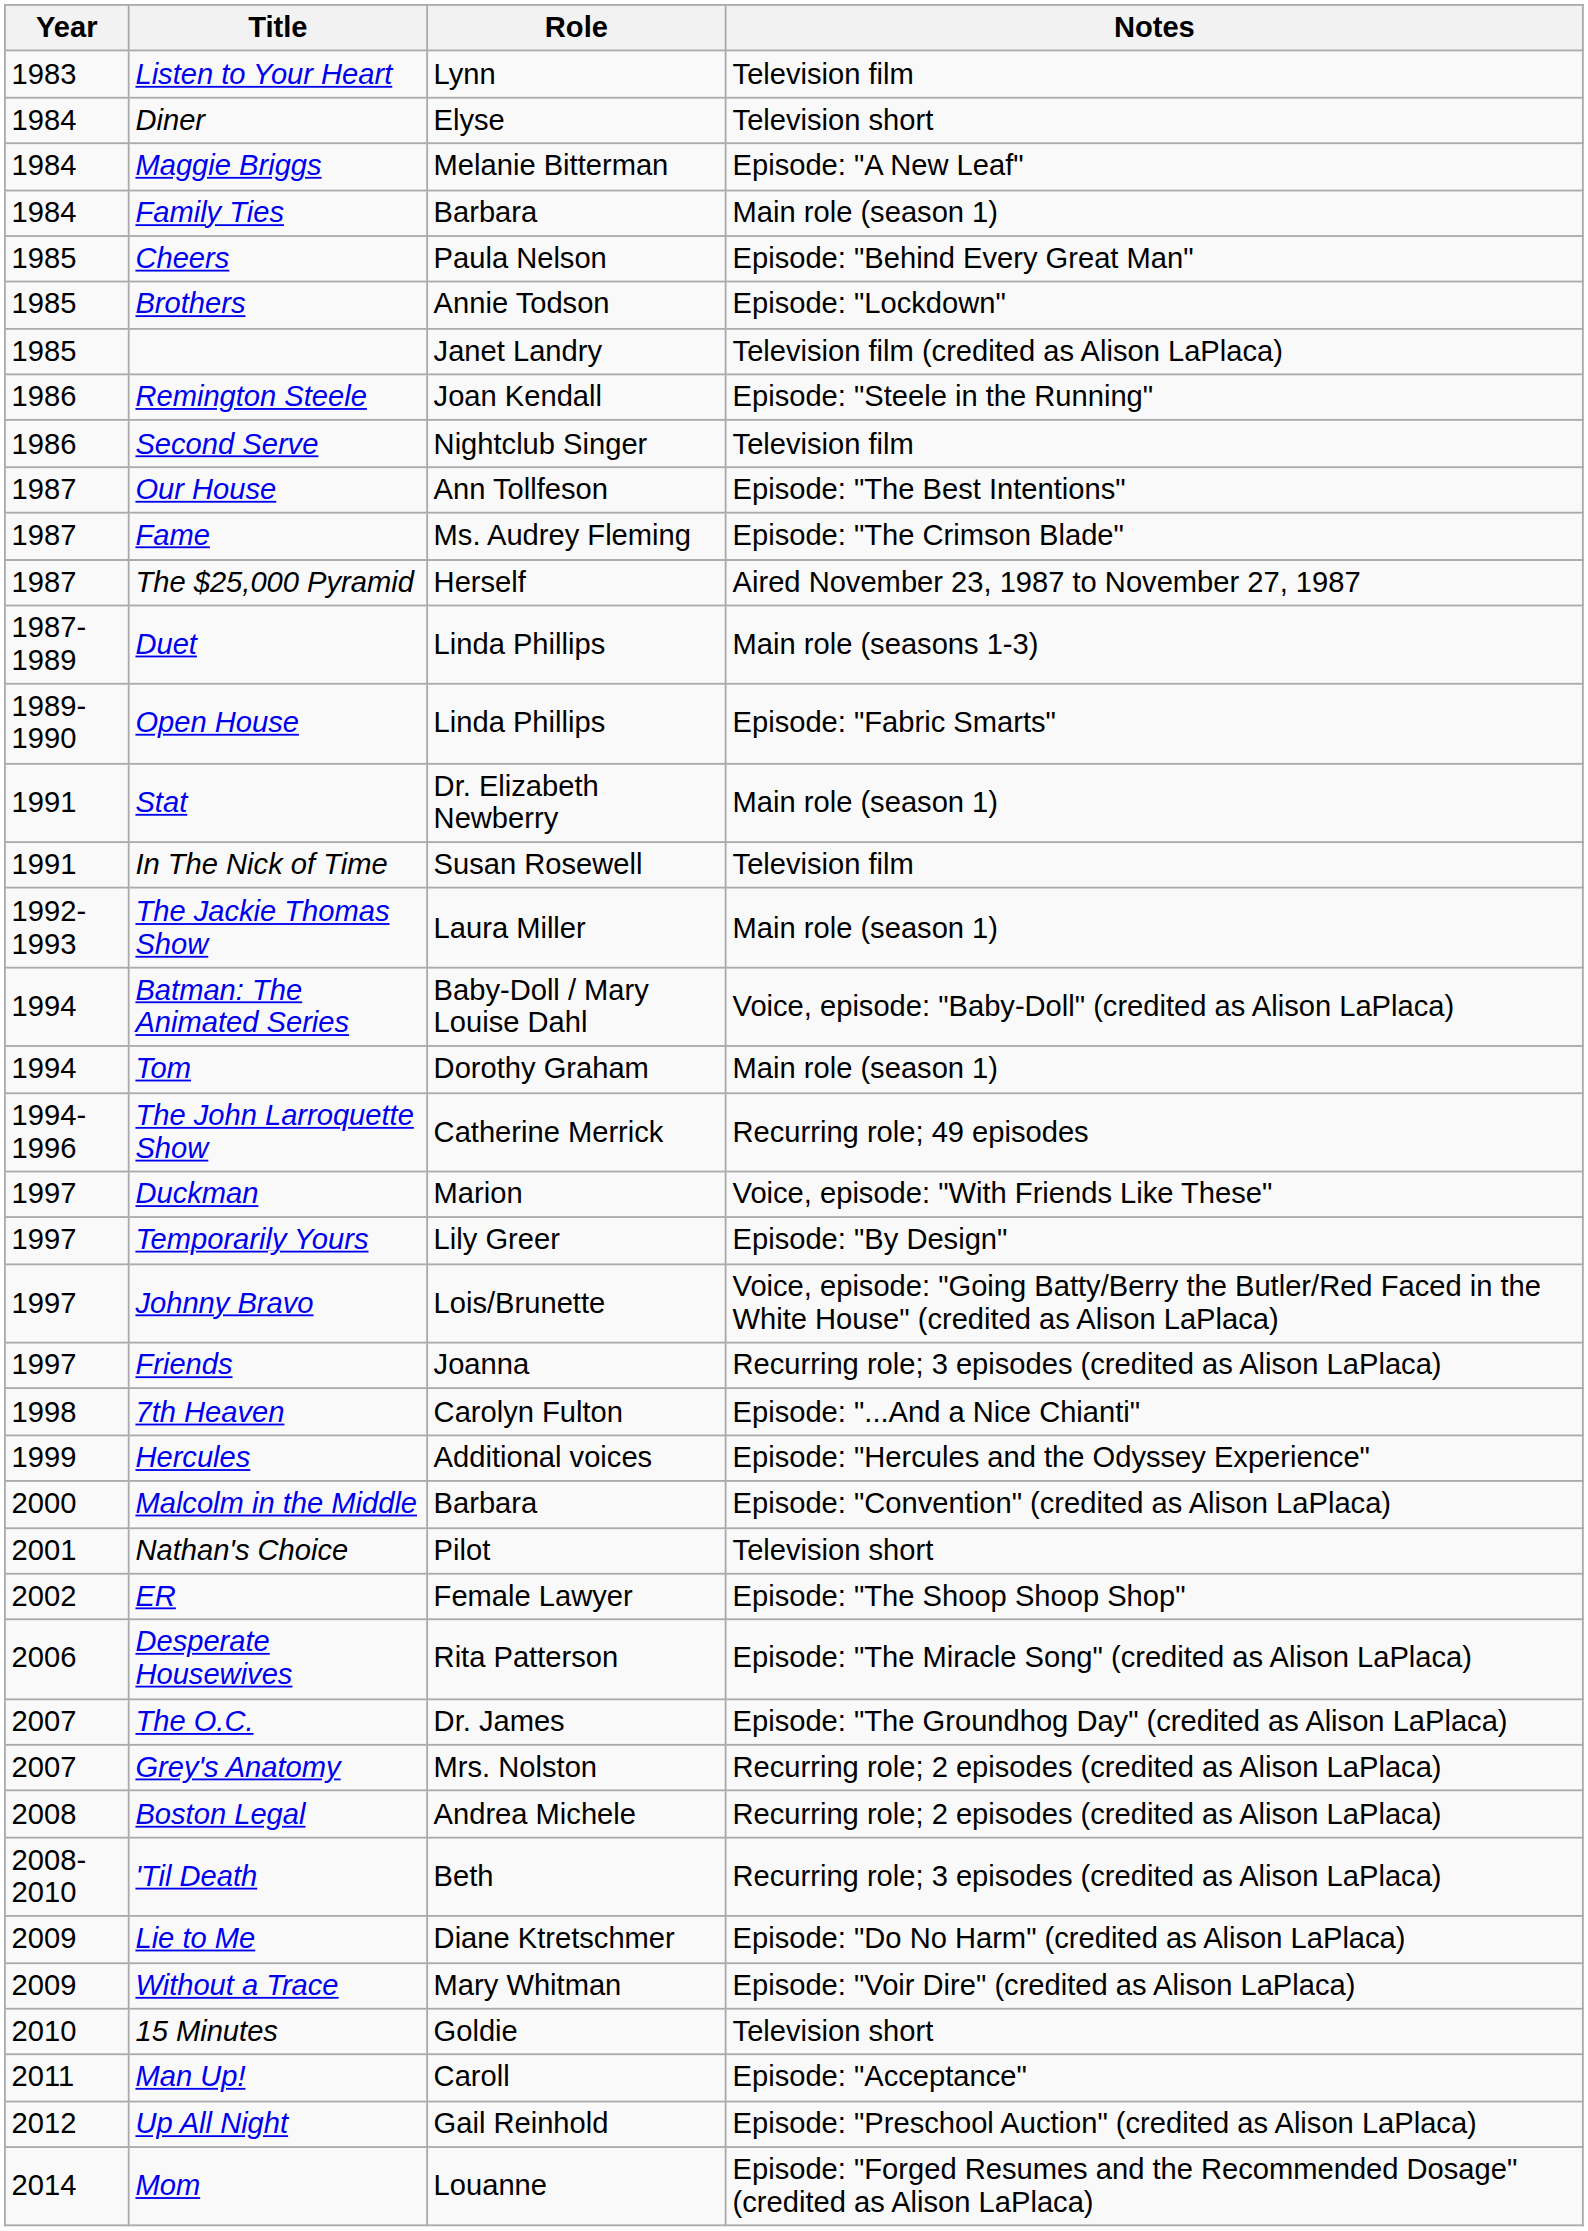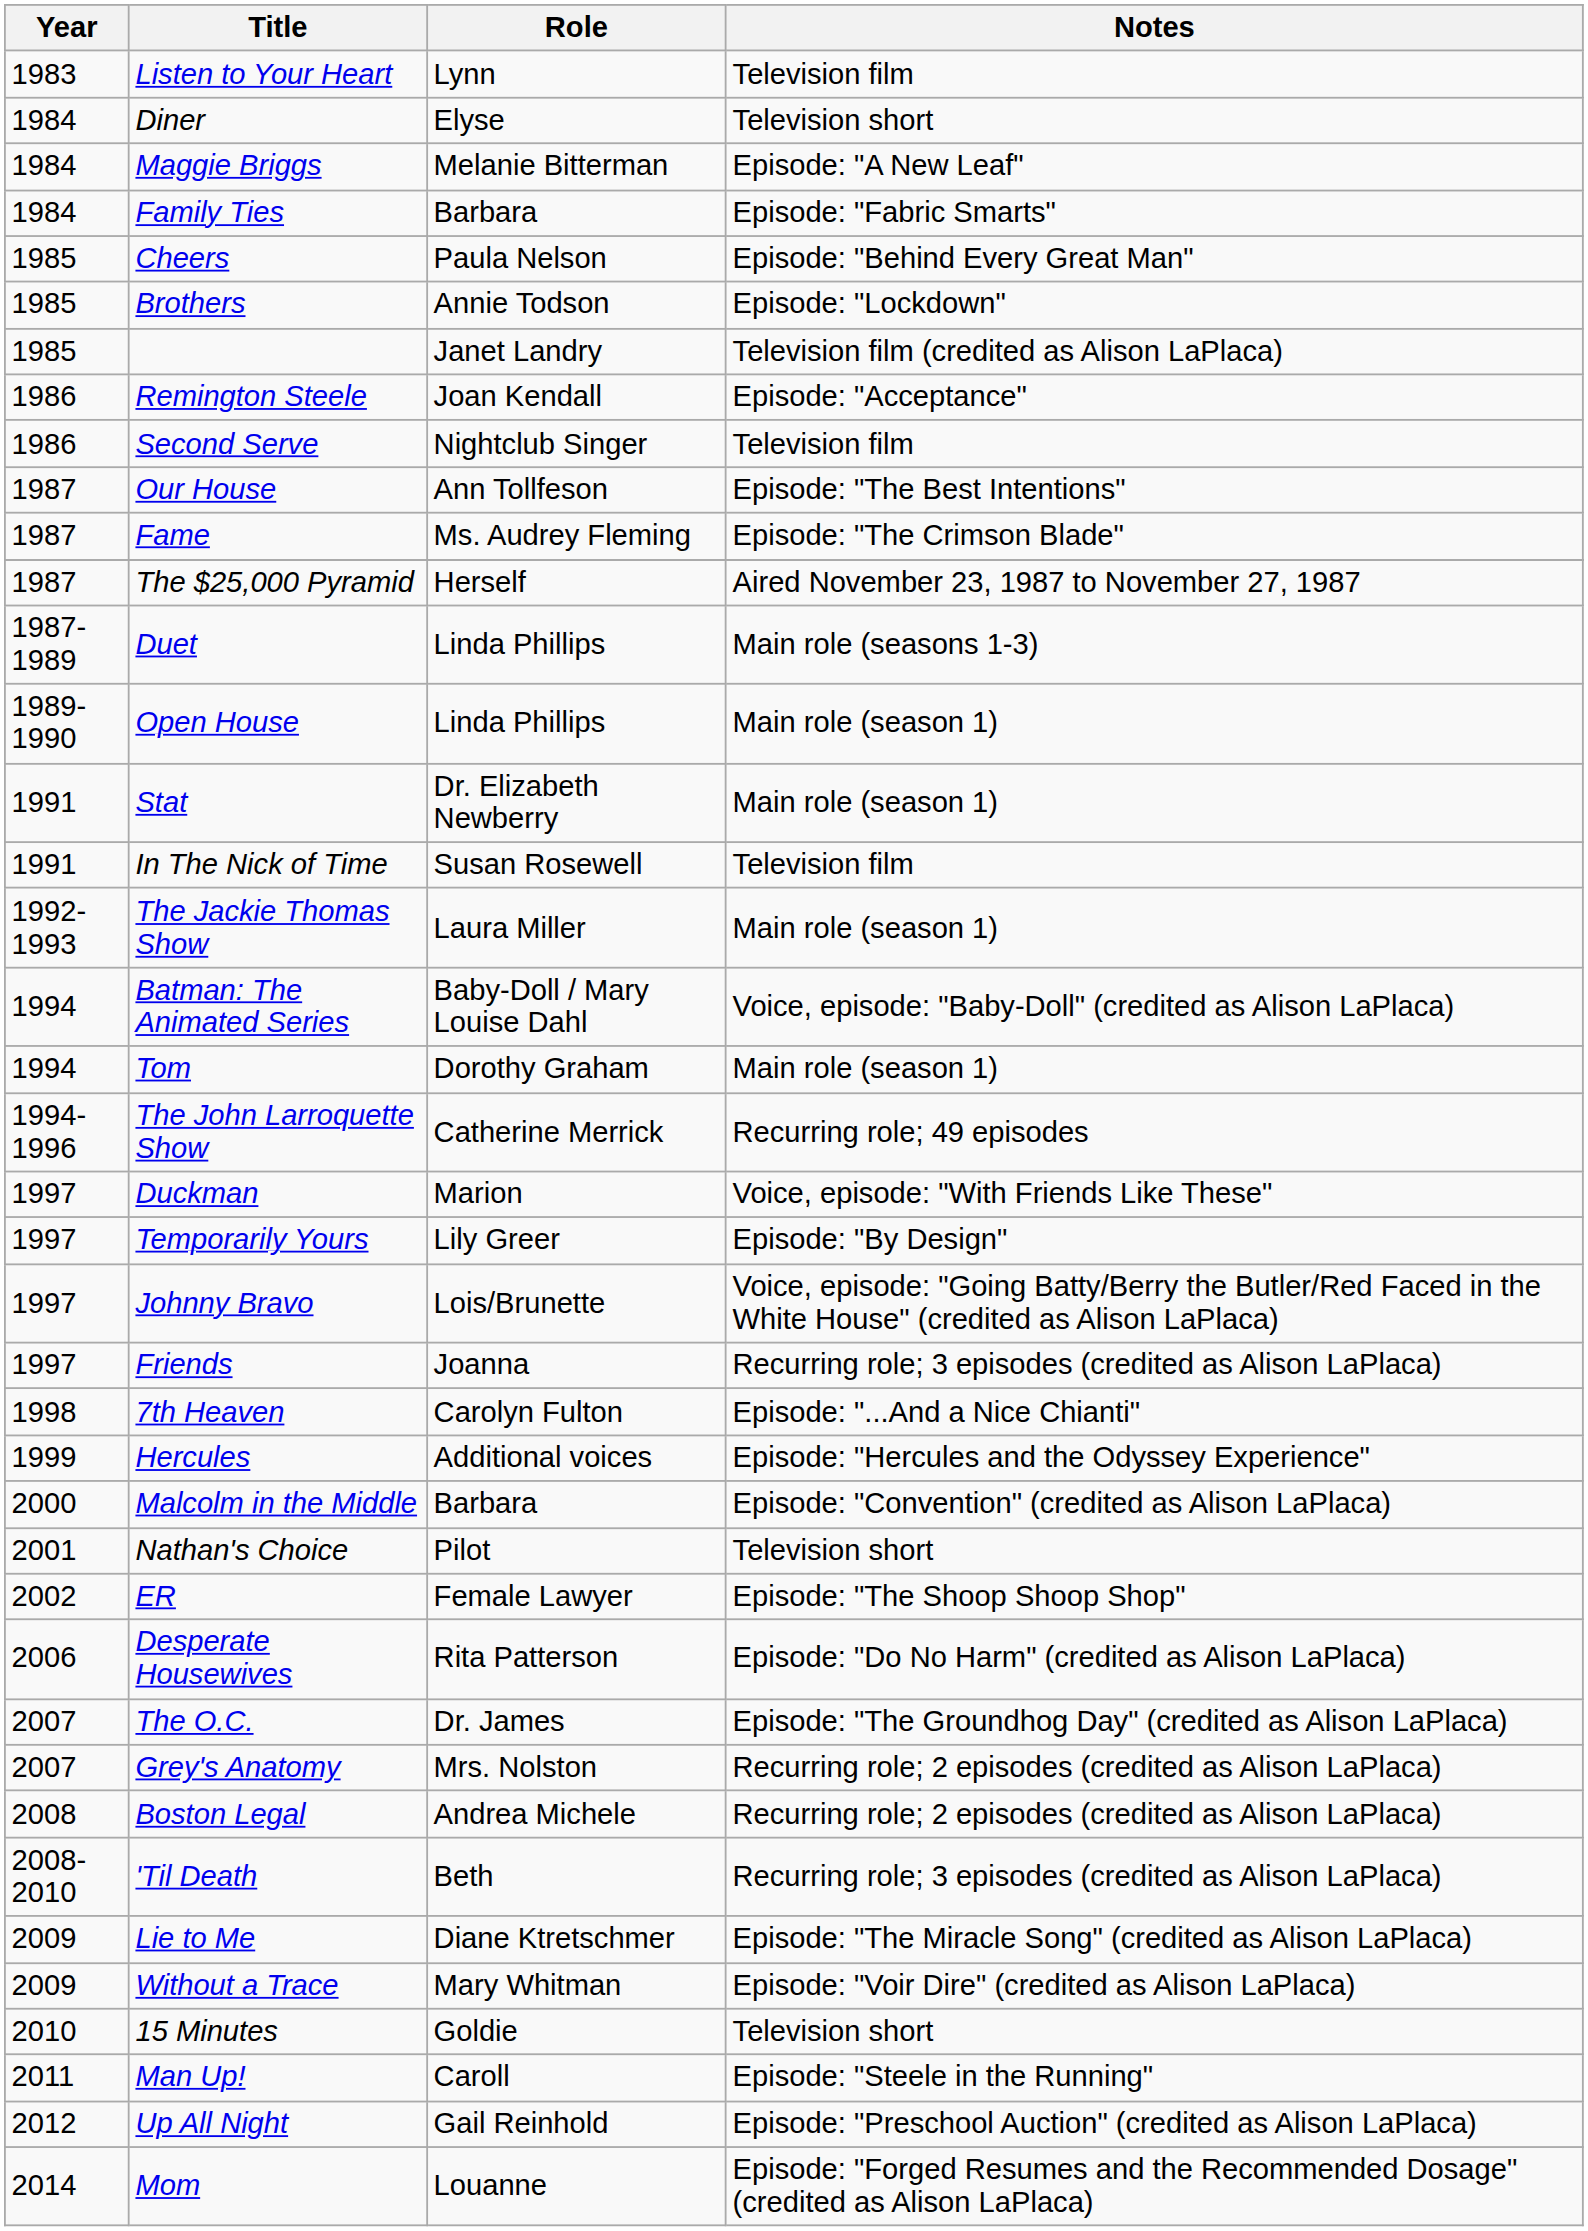(865, 212) Main role (season 1) -> (894, 212) Episode: "Fabric Smarts"
(943, 397) Episode: "Steele in the Running" -> (880, 397) Episode: "Acceptance"
(894, 723) Episode: "Fabric Smarts" -> (865, 723) Main role (season 1)
(1102, 1658) Episode: "The Miracle Song" (credited as Alison LaPlaca) -> (1069, 1658) Episode: "Do No Harm" (credited as Alison LaPlaca)
(1069, 1938) Episode: "Do No Harm" (credited as Alison LaPlaca) -> (1102, 1938) Episode: "The Miracle Song" (credited as Alison LaPlaca)
(880, 2077) Episode: "Acceptance" -> (943, 2077) Episode: "Steele in the Running"
